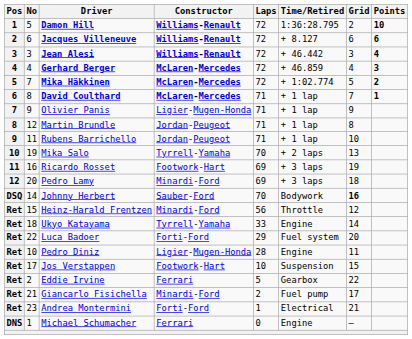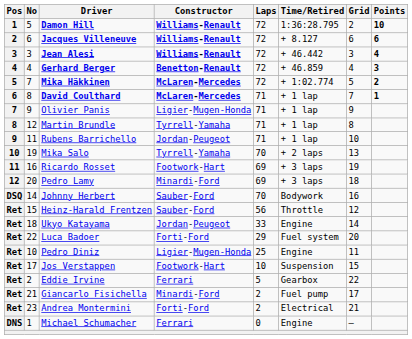(199, 68) McLaren-Mercedes -> (199, 68) Benetton-Renault
(193, 125) Jordan-Peugeot -> (193, 125) Tyrrell-Yamaha
(354, 196) bold -> (354, 196) normal
(188, 210) Minardi-Ford -> (185, 210) Sauber-Ford
(193, 224) Tyrrell-Yamaha -> (193, 224) Jordan-Peugeot
(261, 252) 28 -> (261, 252) 25
(258, 309) 1 -> (258, 309) 2
